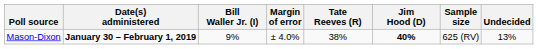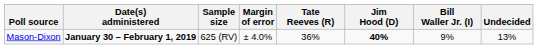columns swapped: (461, 17) <-> (232, 17)
(338, 37) 38% -> (311, 37) 36%
